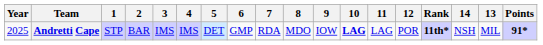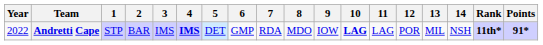columns swapped: (490, 12) <-> (436, 12)
(18, 30) 2025 -> (18, 30) 2022
(189, 30) normal -> (189, 30) bold
